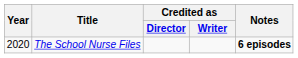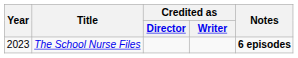(18, 45) 2020 -> (18, 45) 2023
